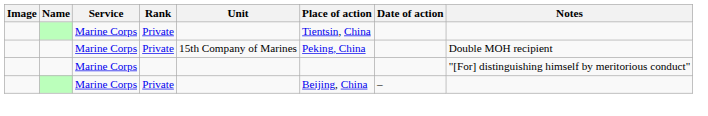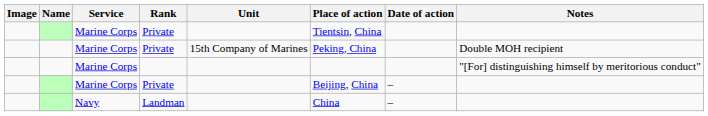+ row: (87, 102)
